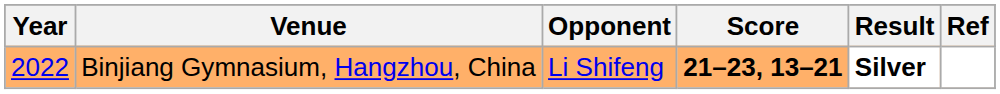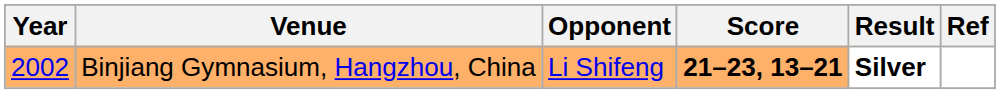(40, 67) 2022 -> (40, 67) 2002
